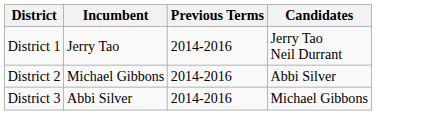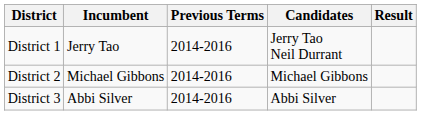+ column: (394, 15)
(303, 76) Abbi Silver -> (319, 76) Michael Gibbons
(319, 98) Michael Gibbons -> (303, 98) Abbi Silver
